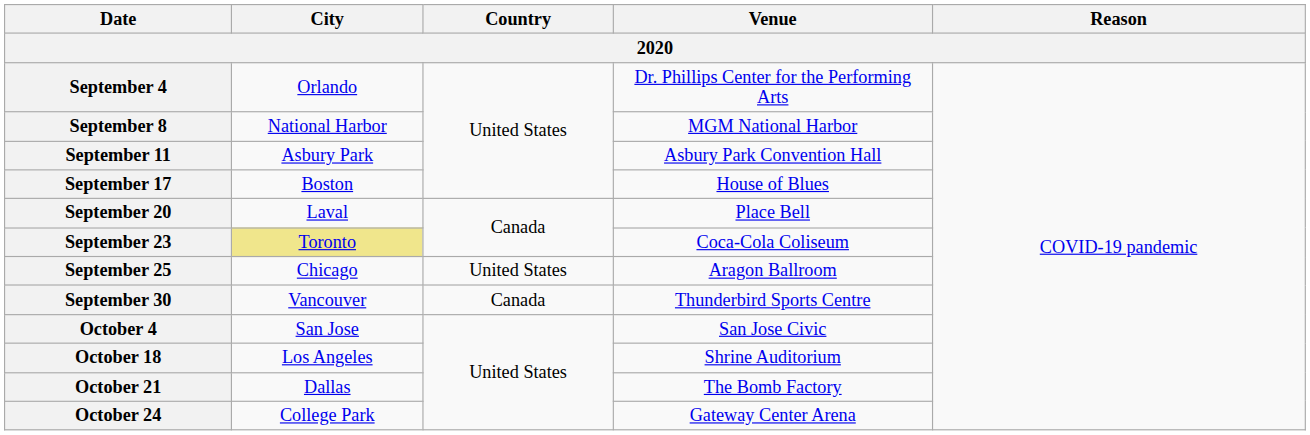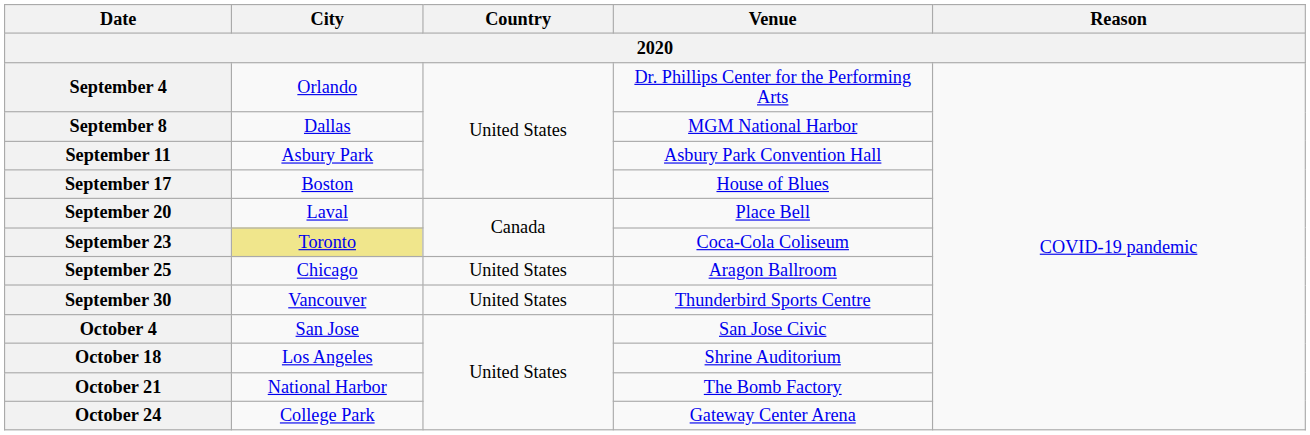(327, 126) National Harbor -> (327, 126) Dallas
(518, 299) Canada -> (518, 299) United States
(327, 386) Dallas -> (327, 386) National Harbor
